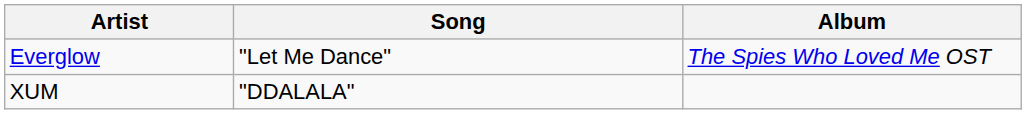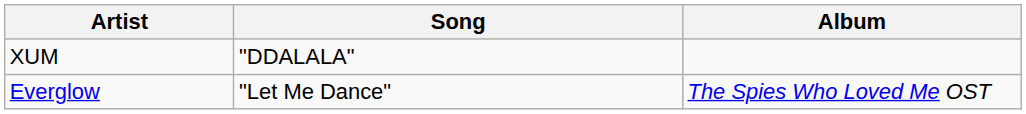rows swapped: (55, 56) <-> (34, 91)
